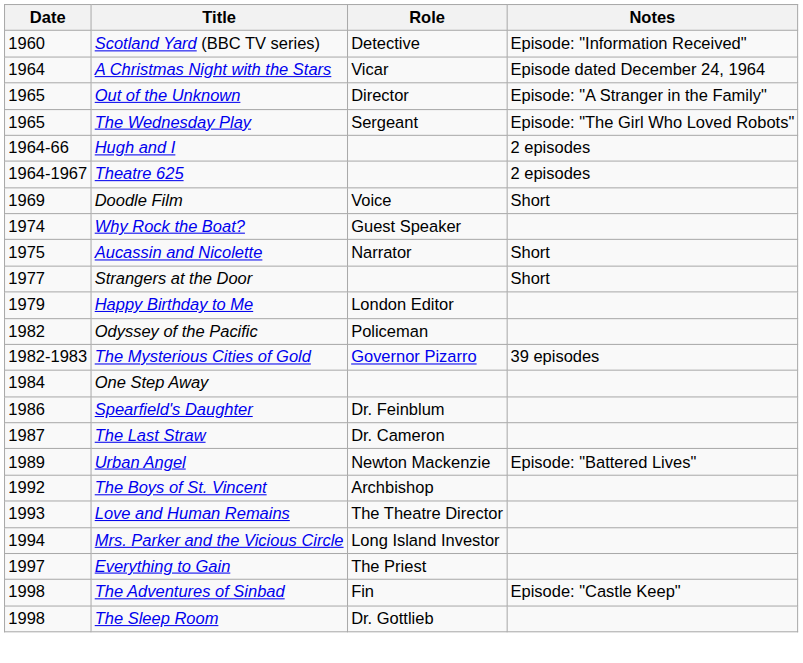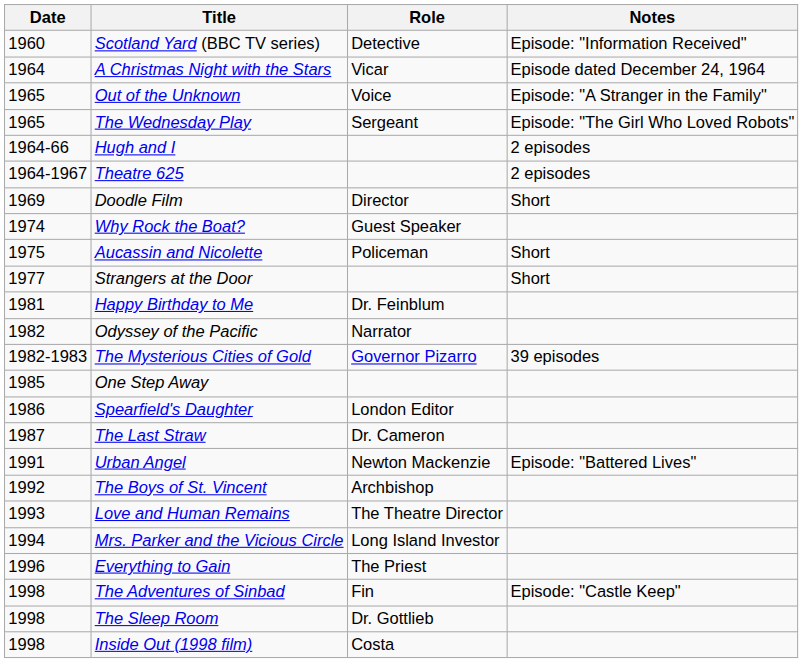(380, 95) Director -> (371, 95) Voice
(371, 200) Voice -> (380, 200) Director
(381, 252) Narrator -> (390, 252) Policeman
(27, 305) 1979 -> (27, 305) 1981
(402, 305) London Editor -> (398, 305) Dr. Feinblum
(390, 331) Policeman -> (381, 331) Narrator
(27, 383) 1984 -> (27, 383) 1985
(398, 409) Dr. Feinblum -> (402, 409) London Editor
(27, 461) 1989 -> (27, 461) 1991
(27, 566) 1997 -> (27, 566) 1996
+ row: (173, 644)
